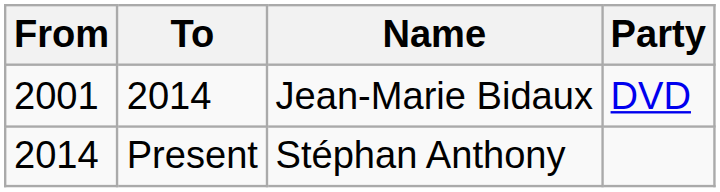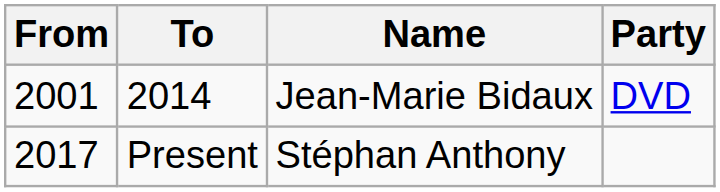(56, 155) 2014 -> (56, 155) 2017
